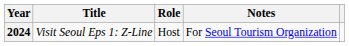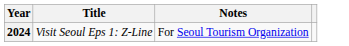- column: (169, 13)
